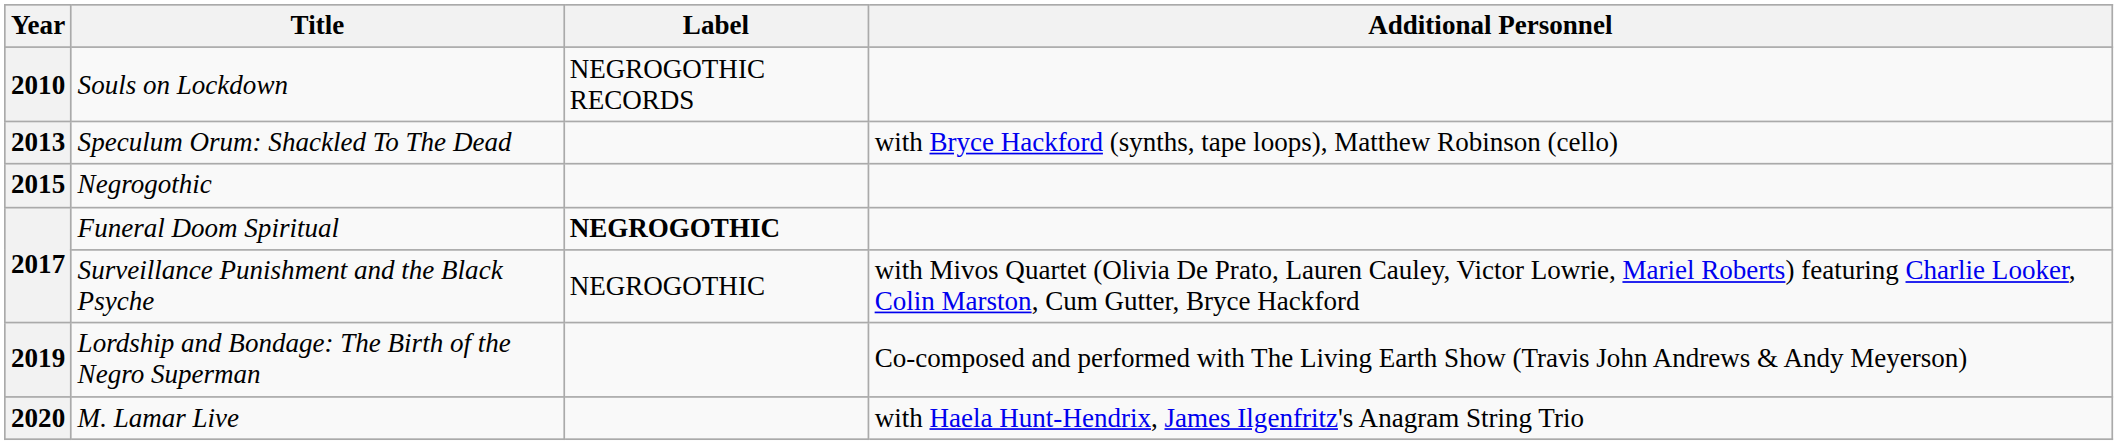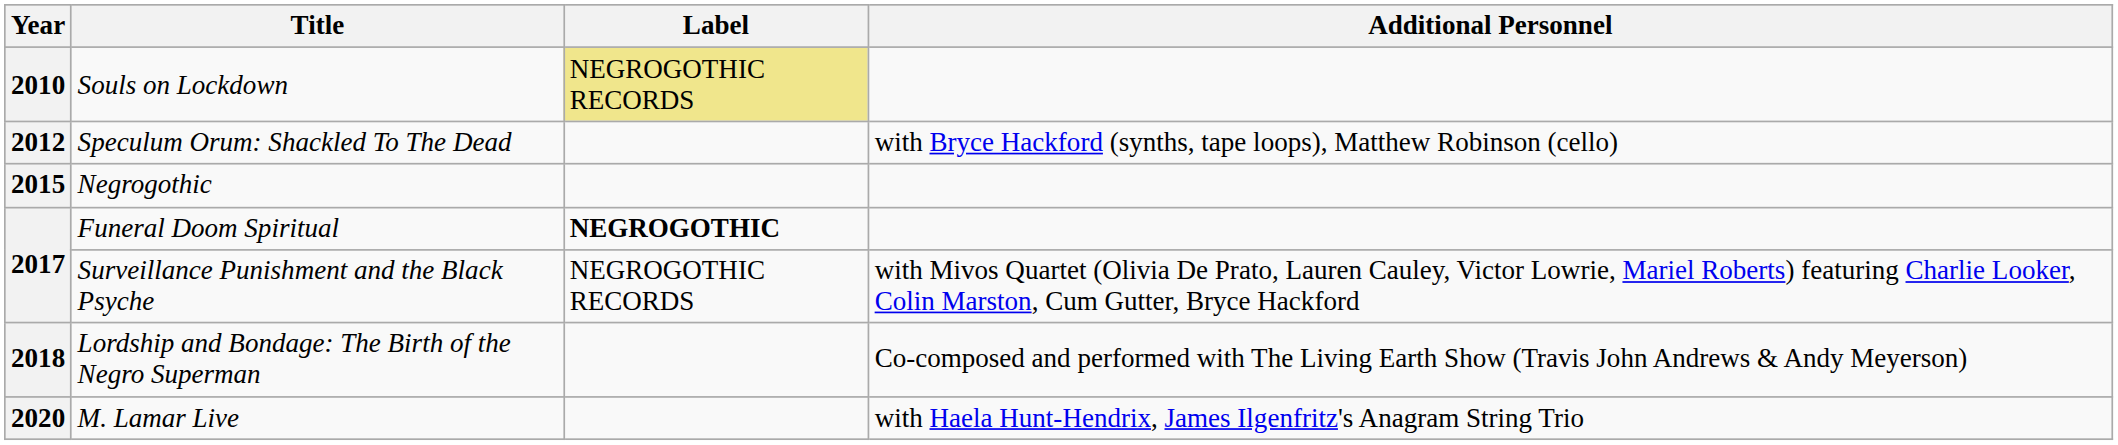(667, 84) no background -> (667, 84) khaki background
(38, 142) 2013 -> (38, 142) 2012
(667, 285) NEGROGOTHIC -> (667, 285) NEGROGOTHIC RECORDS
(38, 359) 2019 -> (38, 359) 2018
